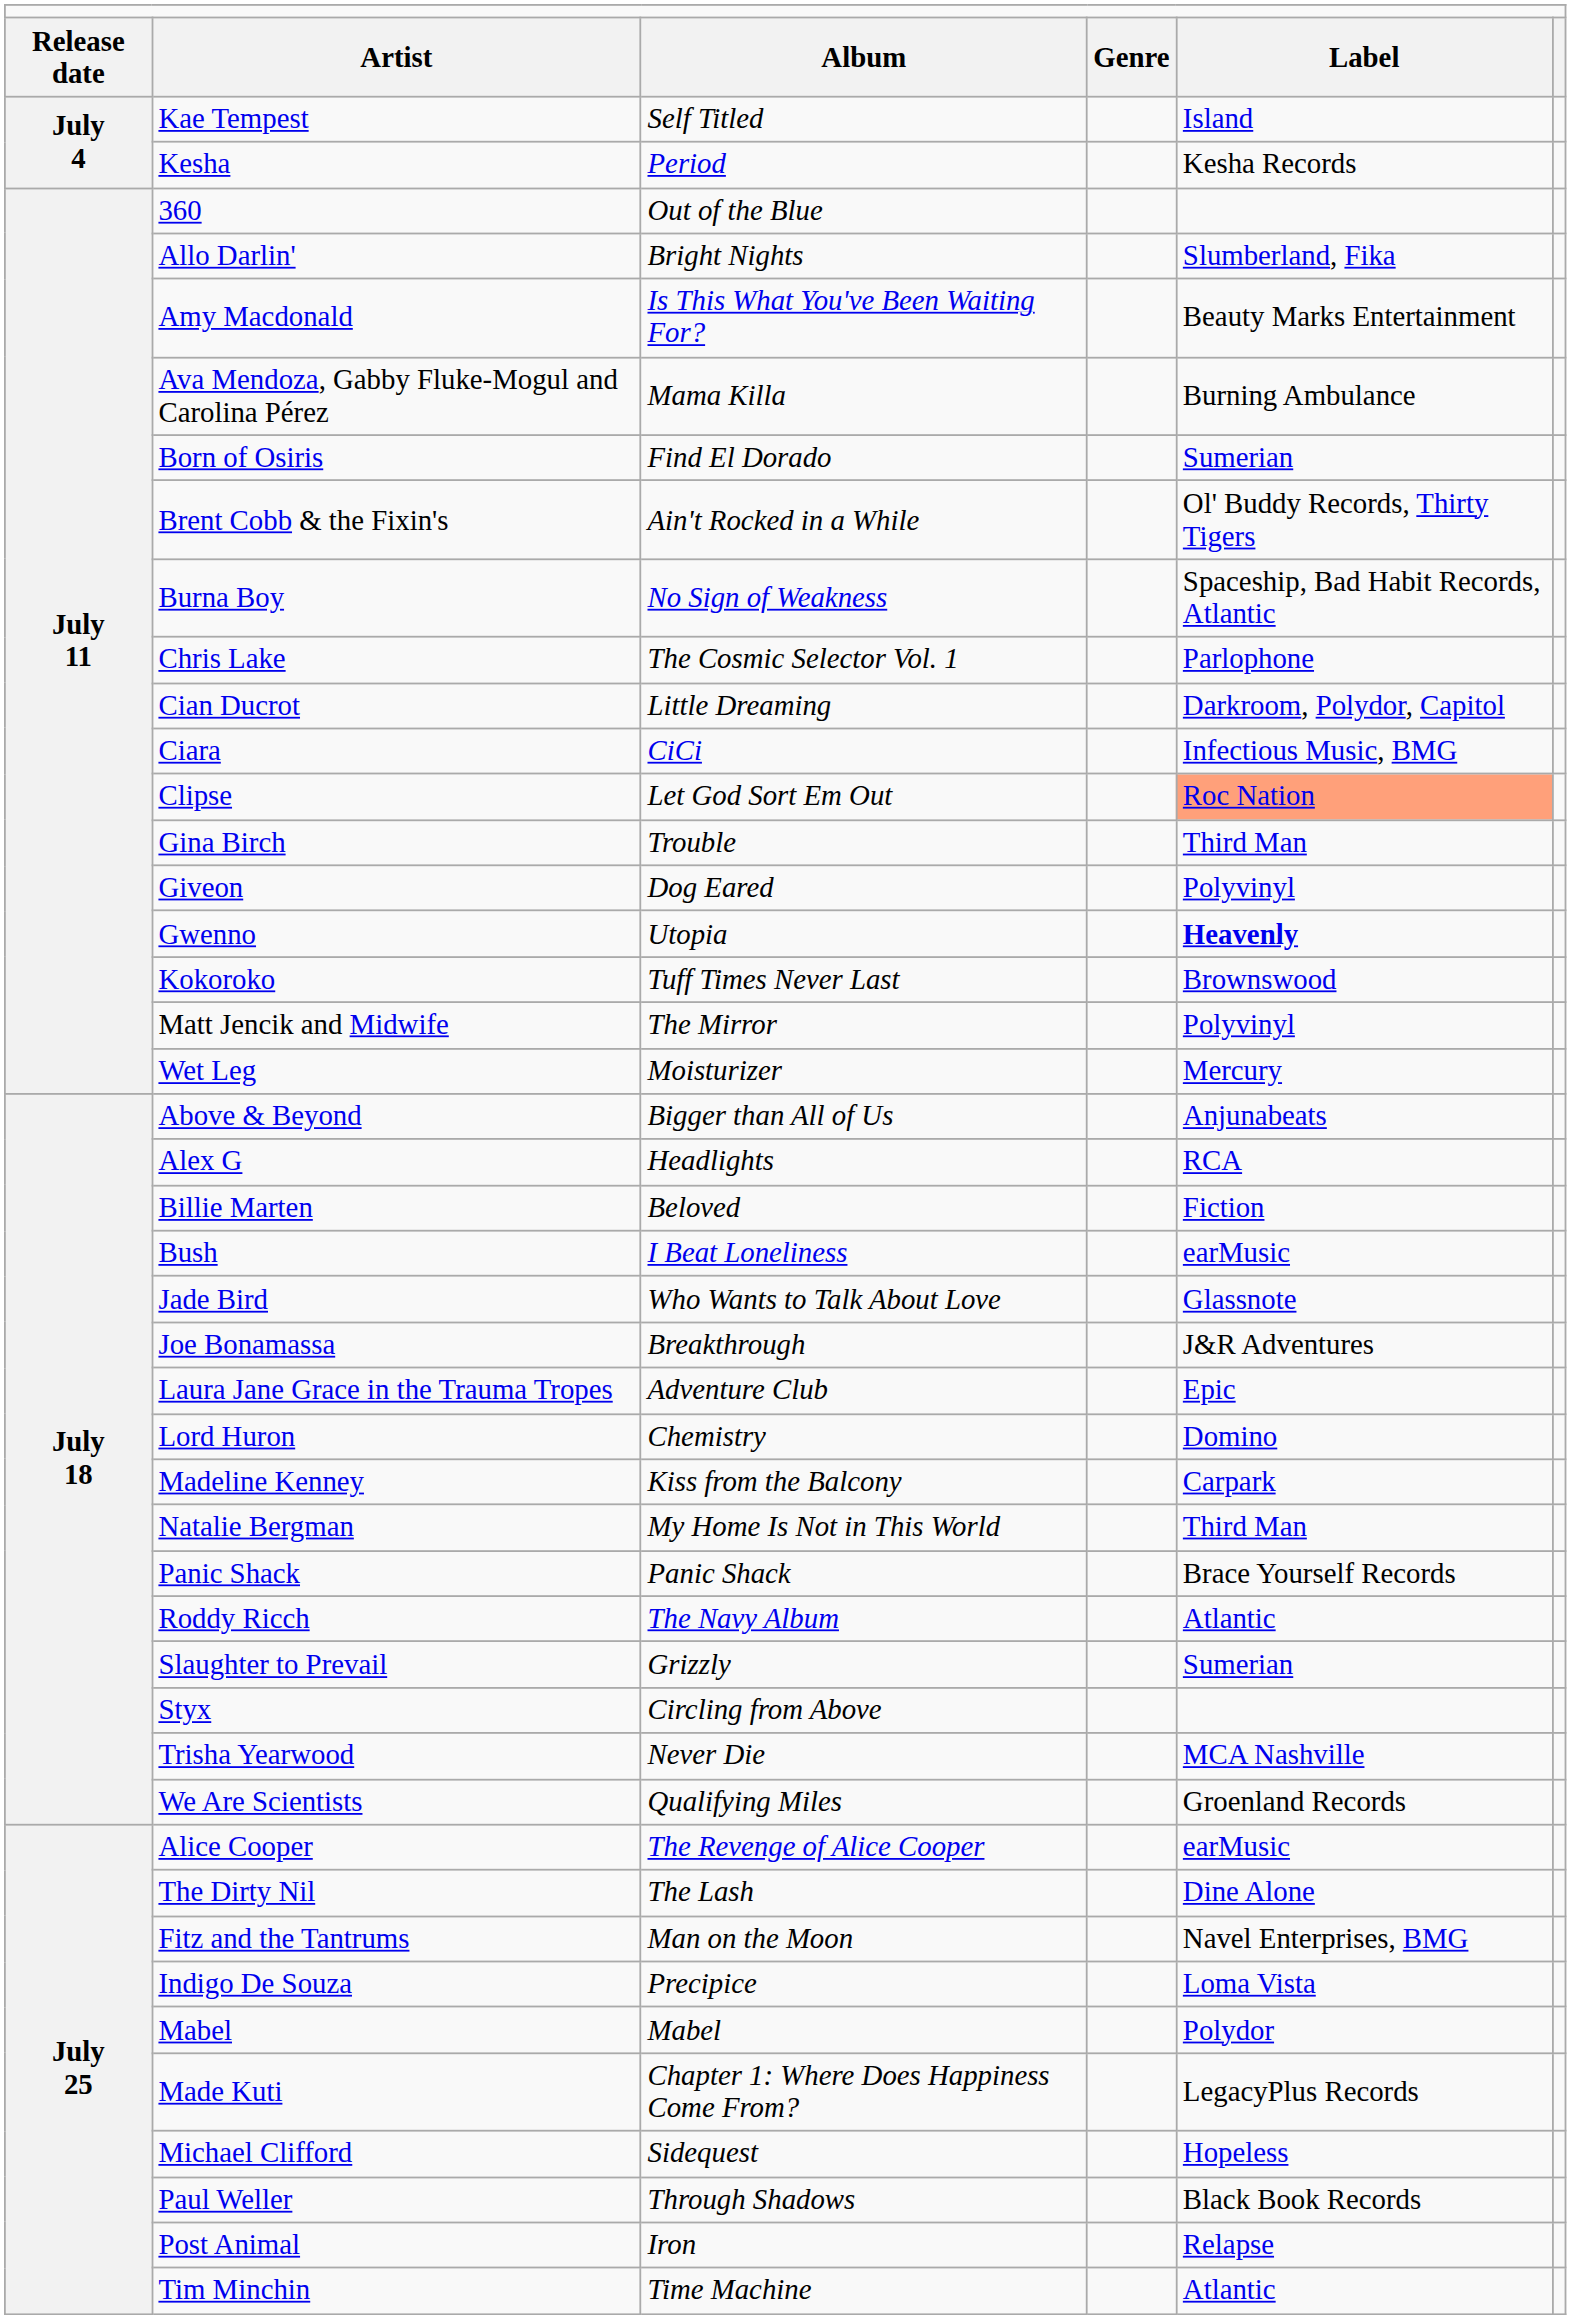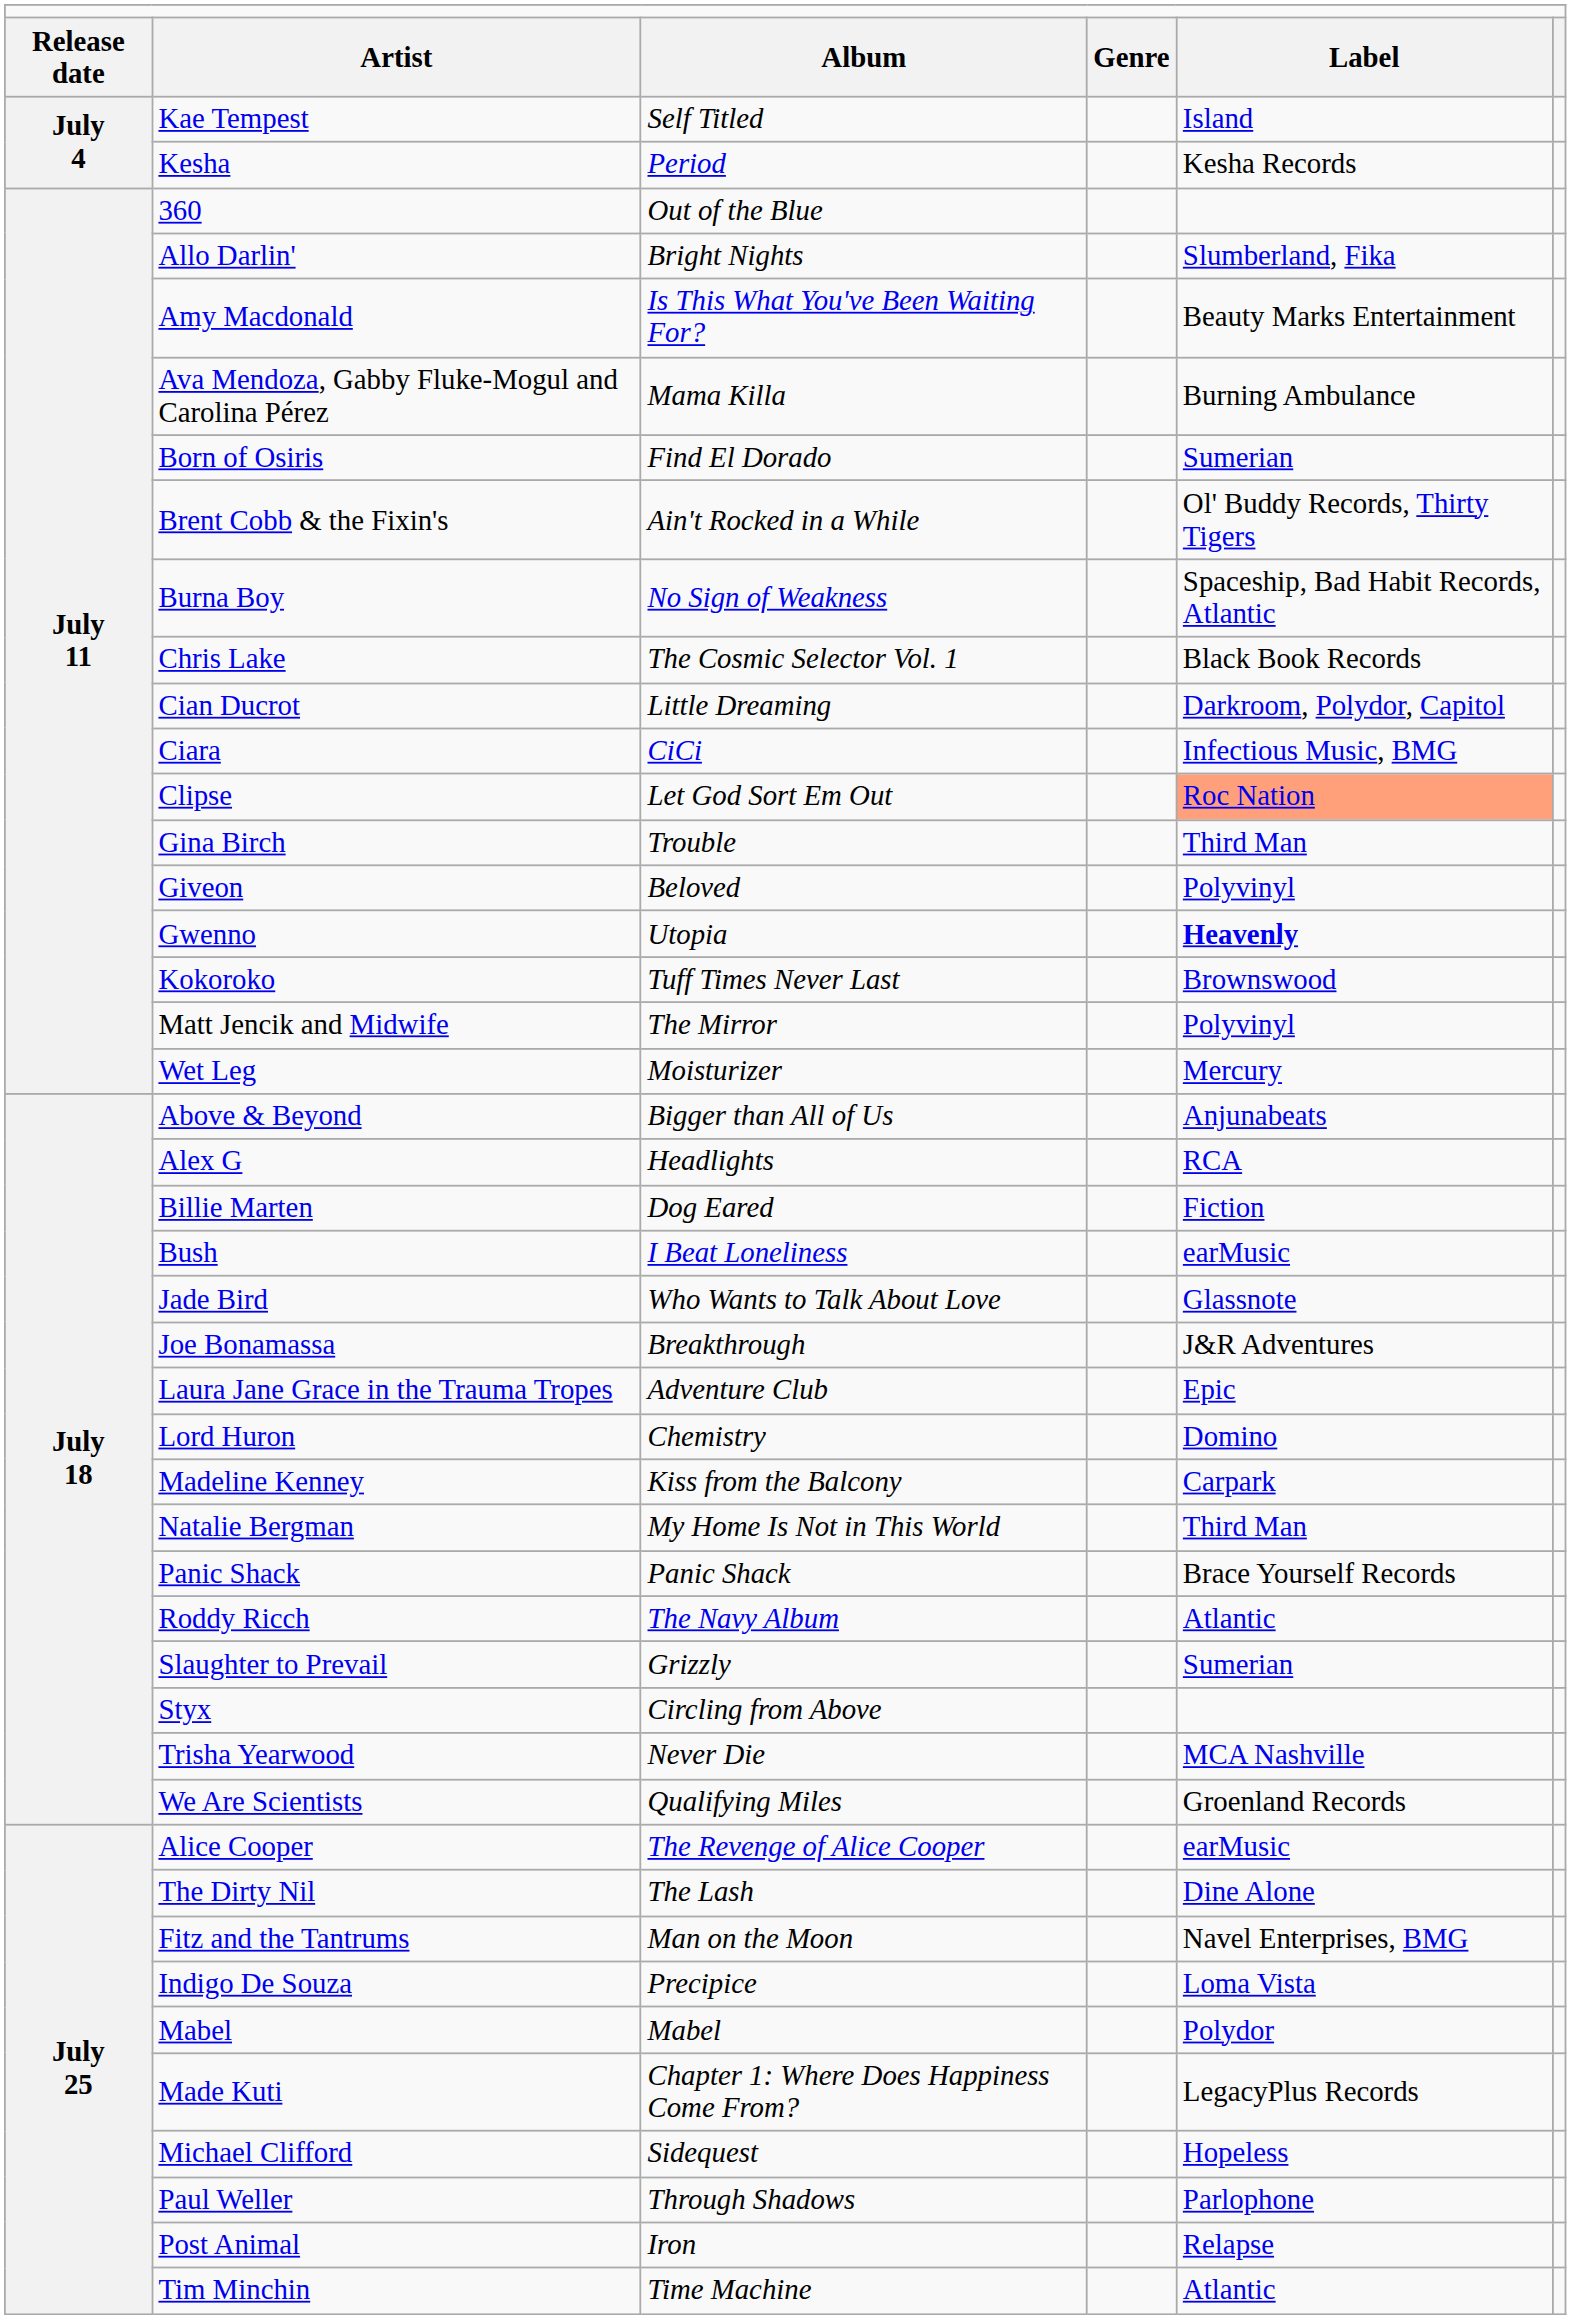(1248, 659) Parlophone -> (1302, 659) Black Book Records
(711, 887) Dog Eared -> (694, 887) Beloved
(694, 1207) Beloved -> (711, 1207) Dog Eared
(1302, 2199) Black Book Records -> (1248, 2199) Parlophone
